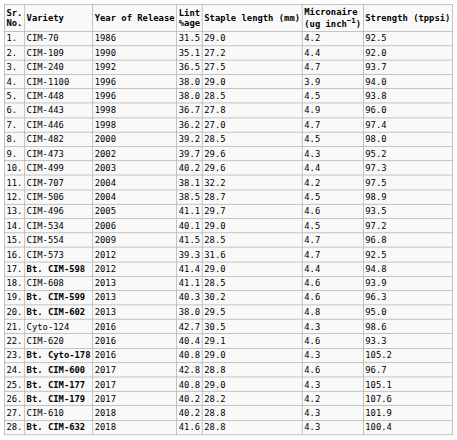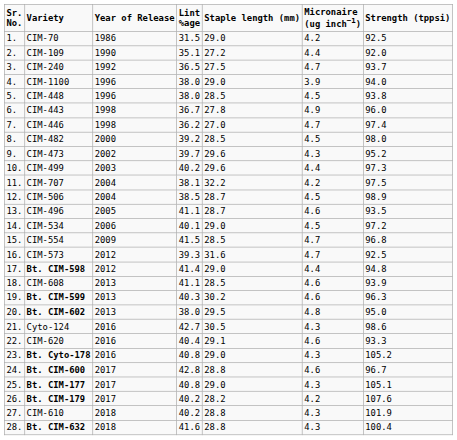(215, 211) 29.7 -> (215, 211) 28.7
